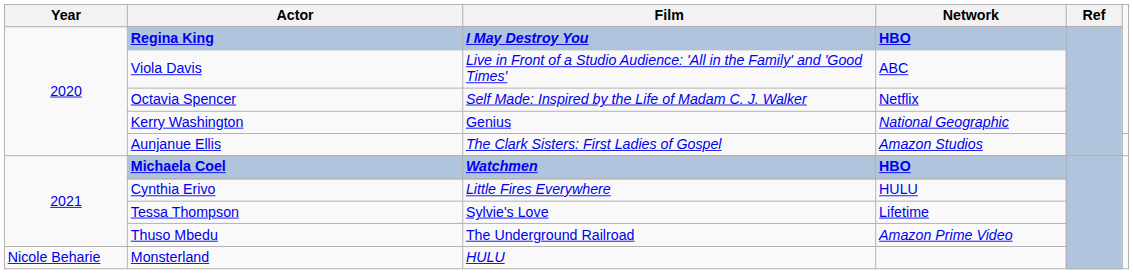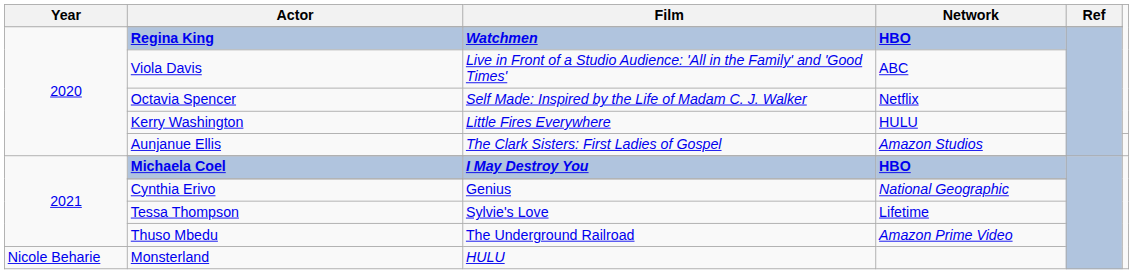(527, 38) I May Destroy You -> (502, 38) Watchmen
(488, 122) Genius -> (538, 122) Little Fires Everywhere
(944, 122) National Geographic -> (898, 122) HULU
(502, 167) Watchmen -> (527, 167) I May Destroy You
(538, 189) Little Fires Everywhere -> (488, 189) Genius
(898, 189) HULU -> (944, 189) National Geographic
